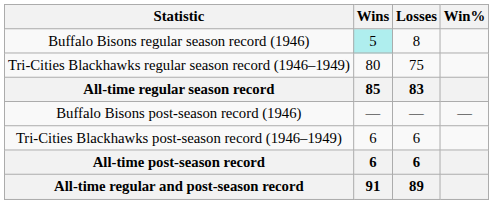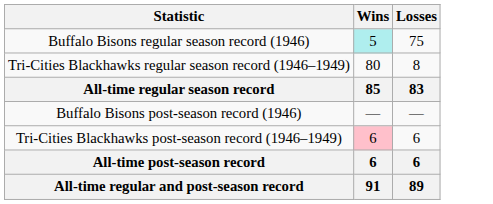- column: (465, 16)
(416, 41) 8 -> (416, 41) 75
(416, 65) 75 -> (416, 65) 8
(373, 138) no background -> (373, 138) pink background
